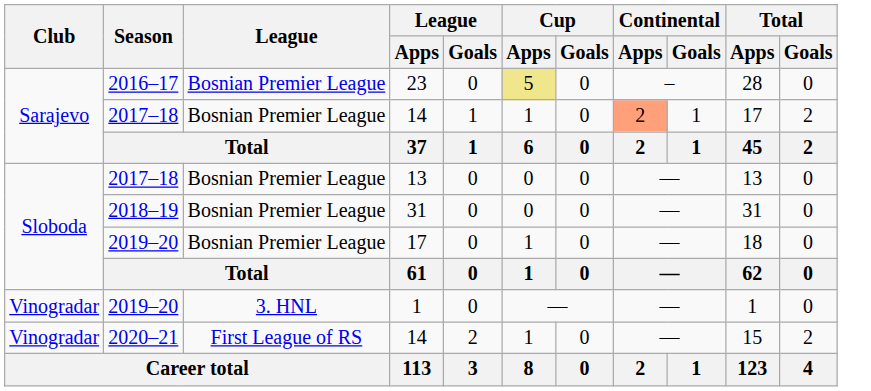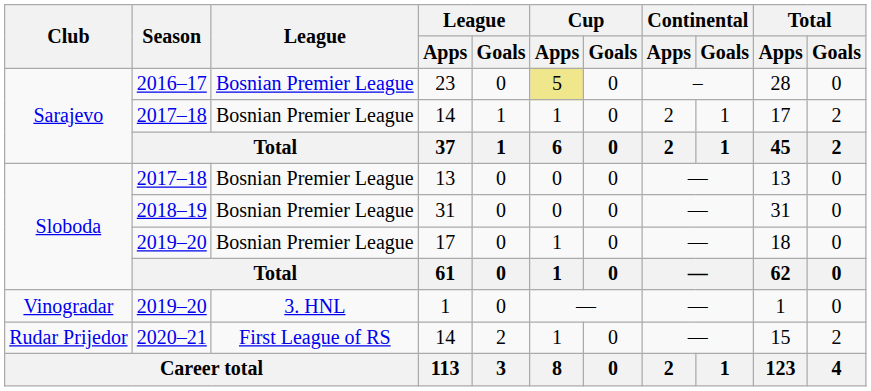(640, 115) lightsalmon background -> (669, 115) no background
(54, 337) Vinogradar -> (68, 337) Rudar Prijedor
